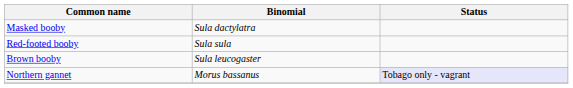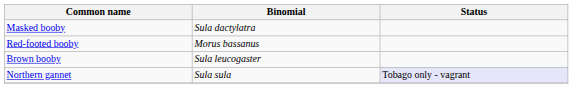(213, 43) Sula sula -> (227, 43) Morus bassanus
(227, 75) Morus bassanus -> (213, 75) Sula sula
